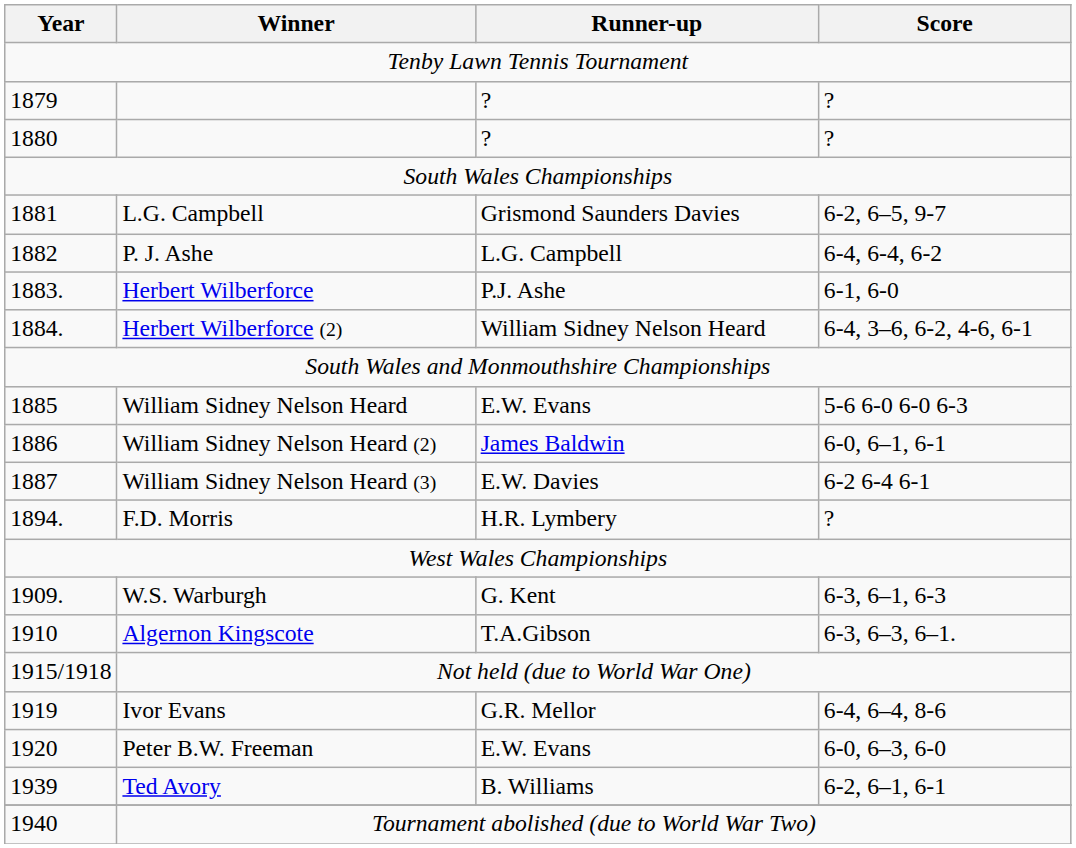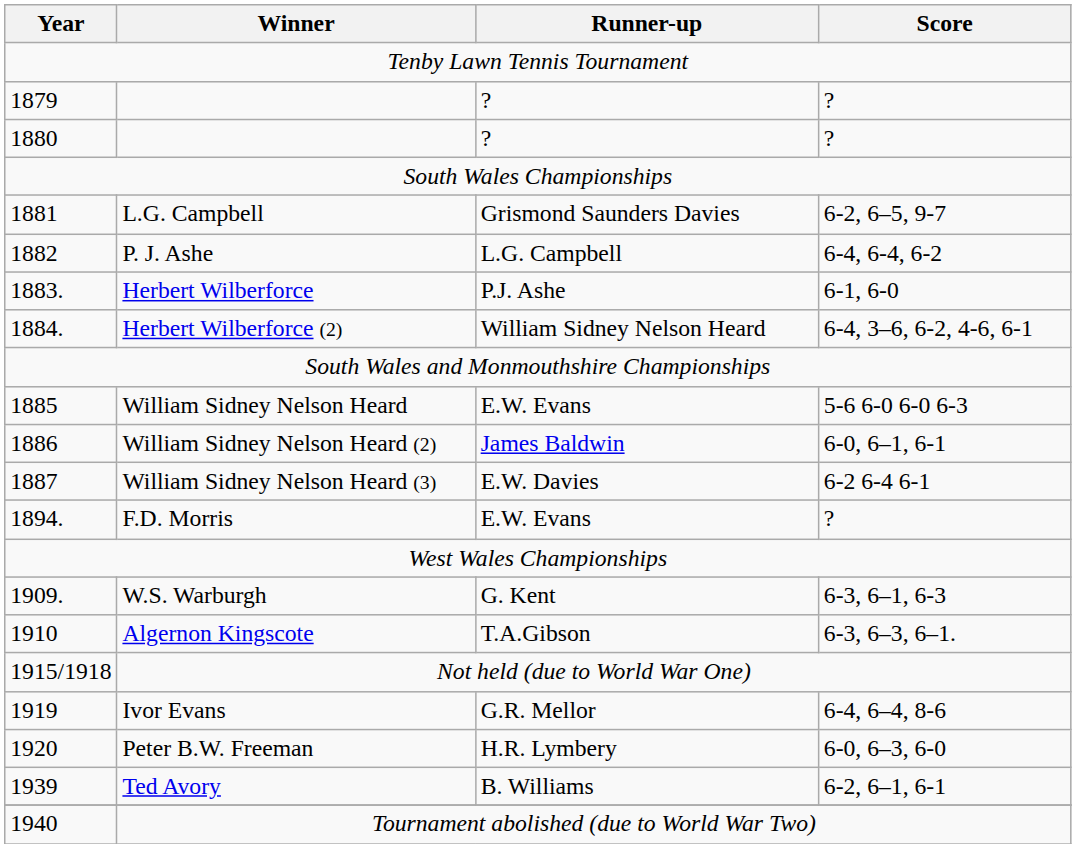(549, 518) H.R. Lymbery -> (536, 518) E.W. Evans
(536, 747) E.W. Evans -> (549, 747) H.R. Lymbery
